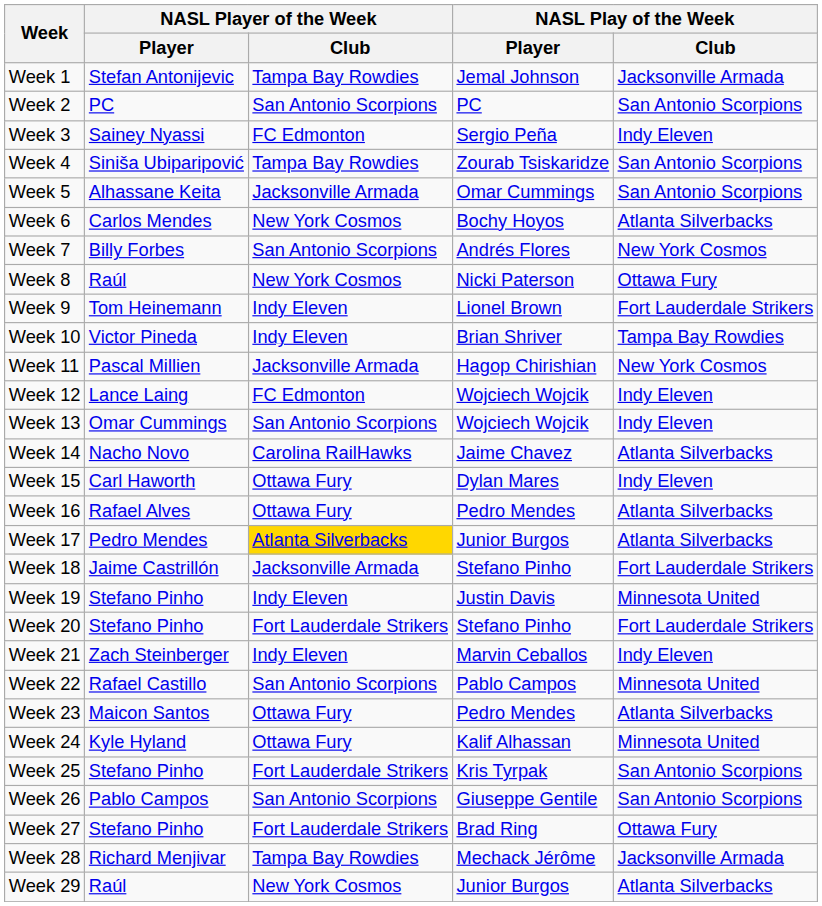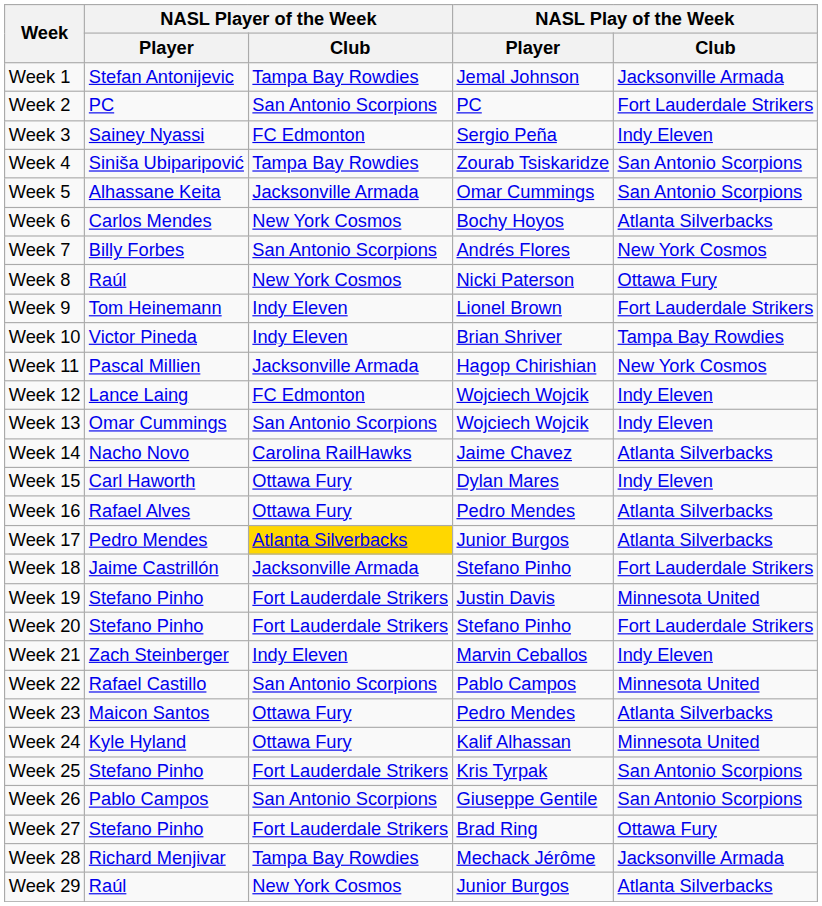(710, 105) San Antonio Scorpions -> (715, 105) Fort Lauderdale Strikers
(300, 597) Indy Eleven -> (350, 597) Fort Lauderdale Strikers
